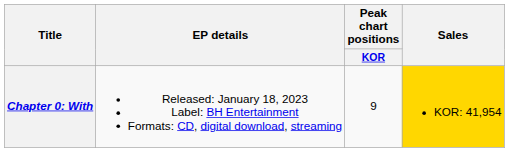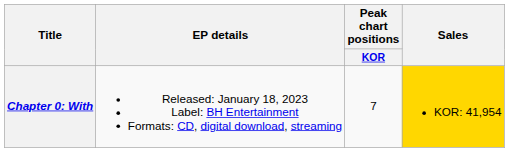(373, 106) 9 -> (373, 106) 7
